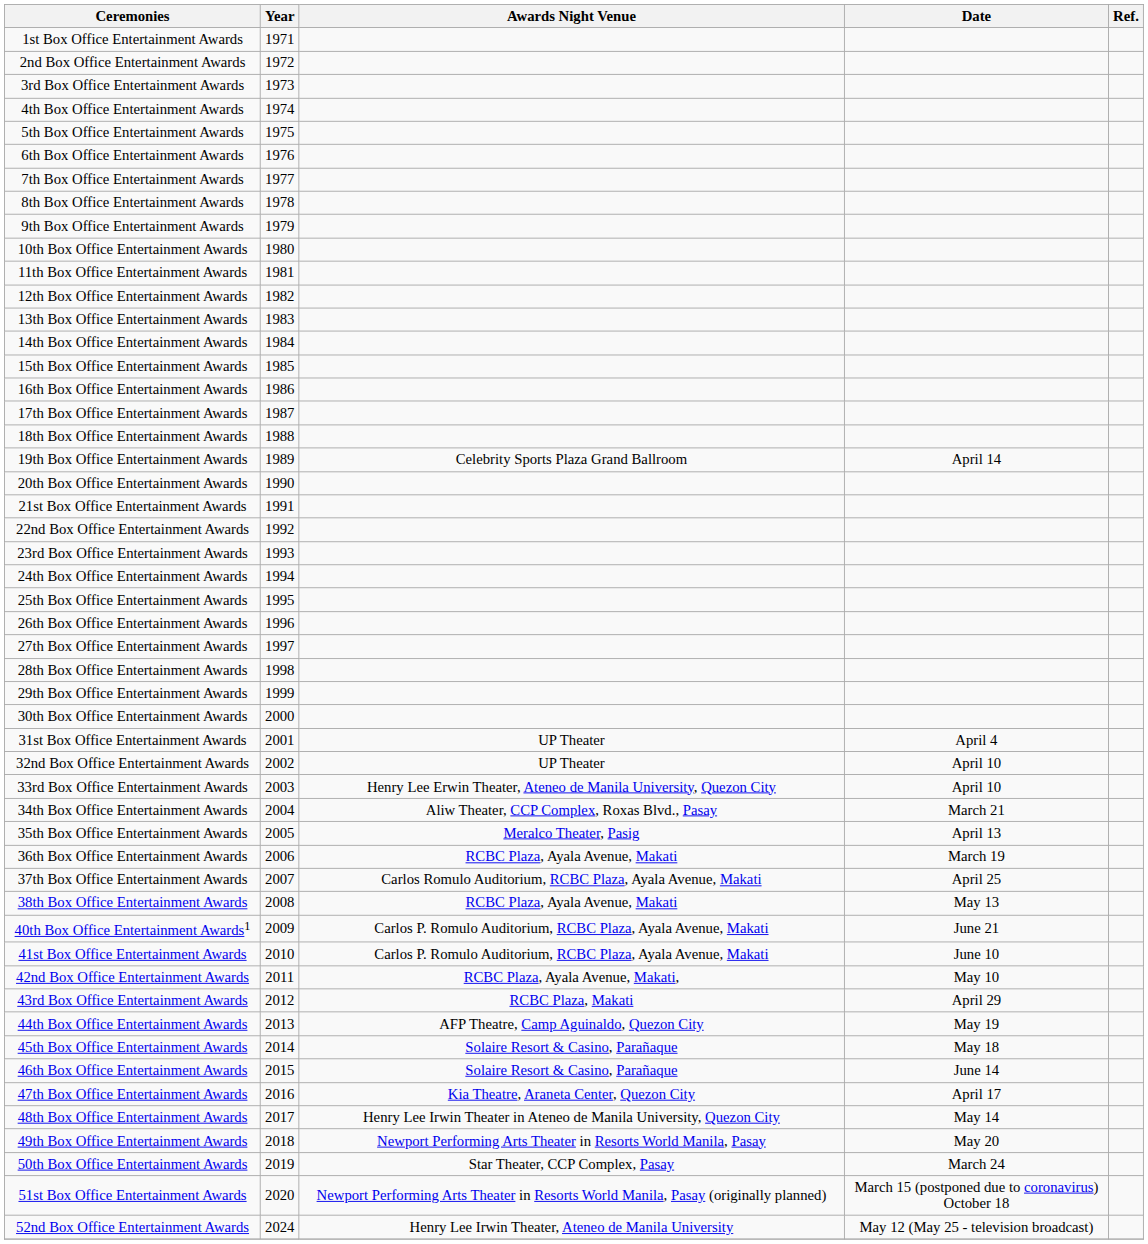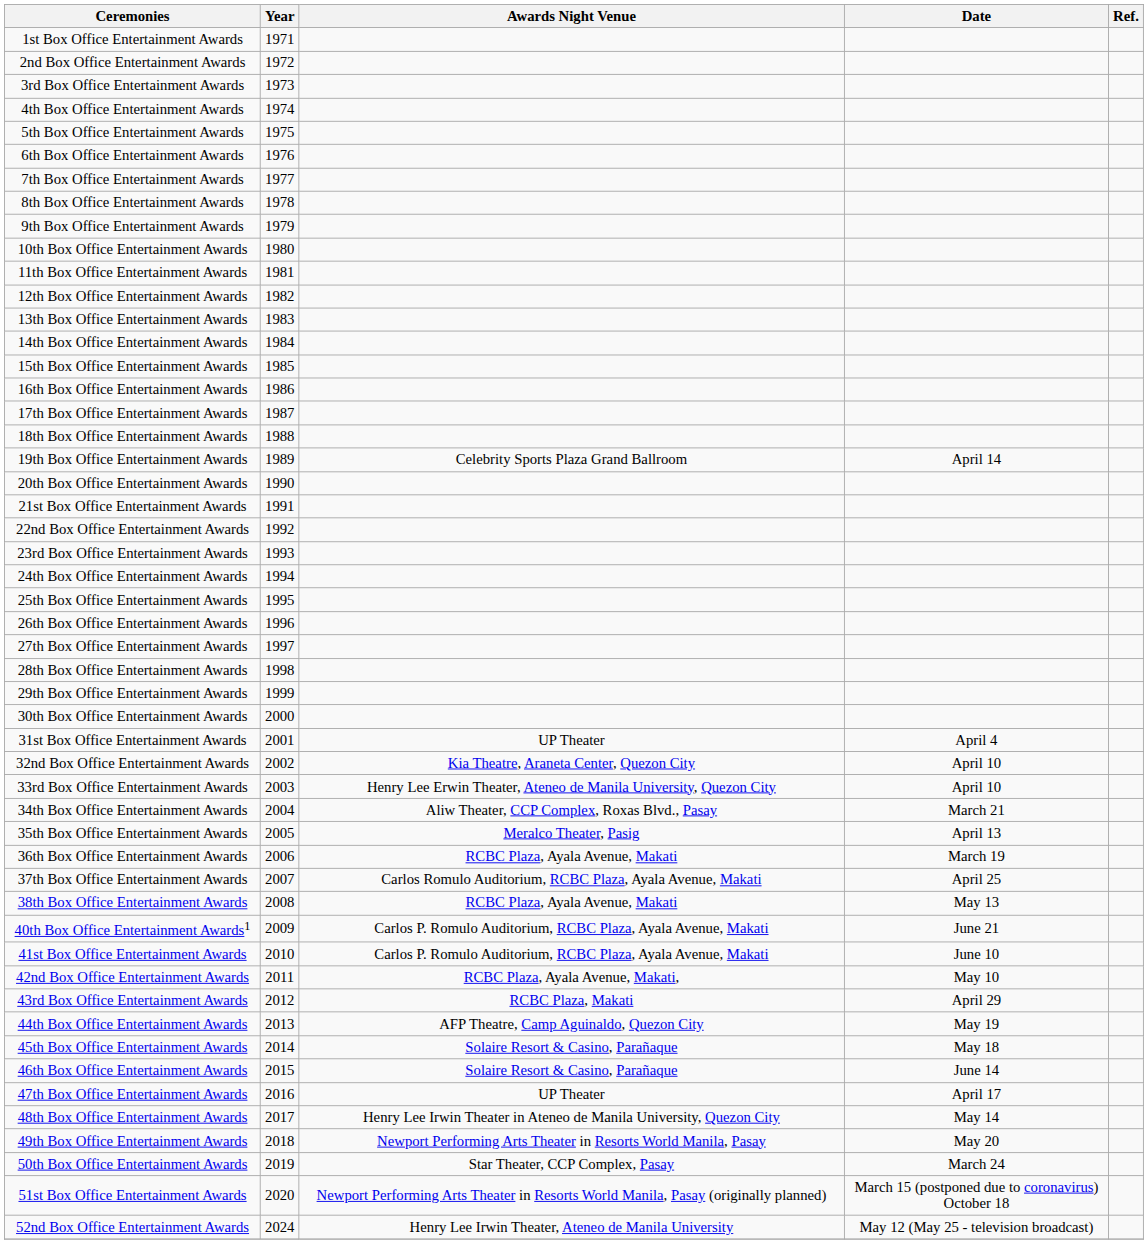(571, 763) UP Theater -> (571, 763) Kia Theatre, Araneta Center, Quezon City
(571, 1094) Kia Theatre, Araneta Center, Quezon City -> (571, 1094) UP Theater
